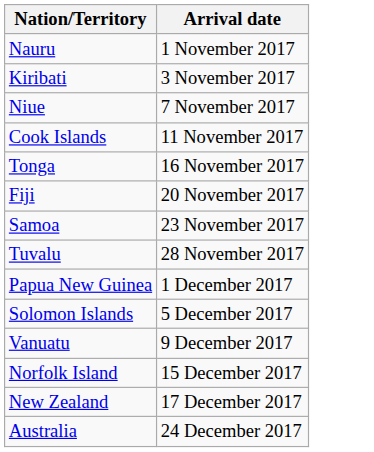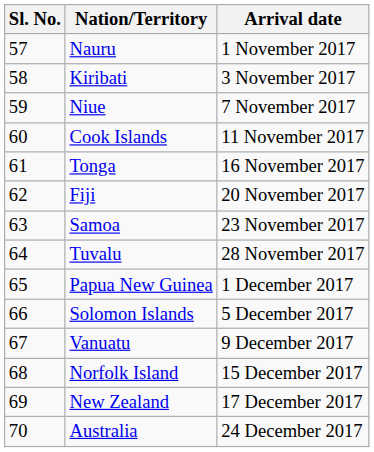+ column: (35, 19)
